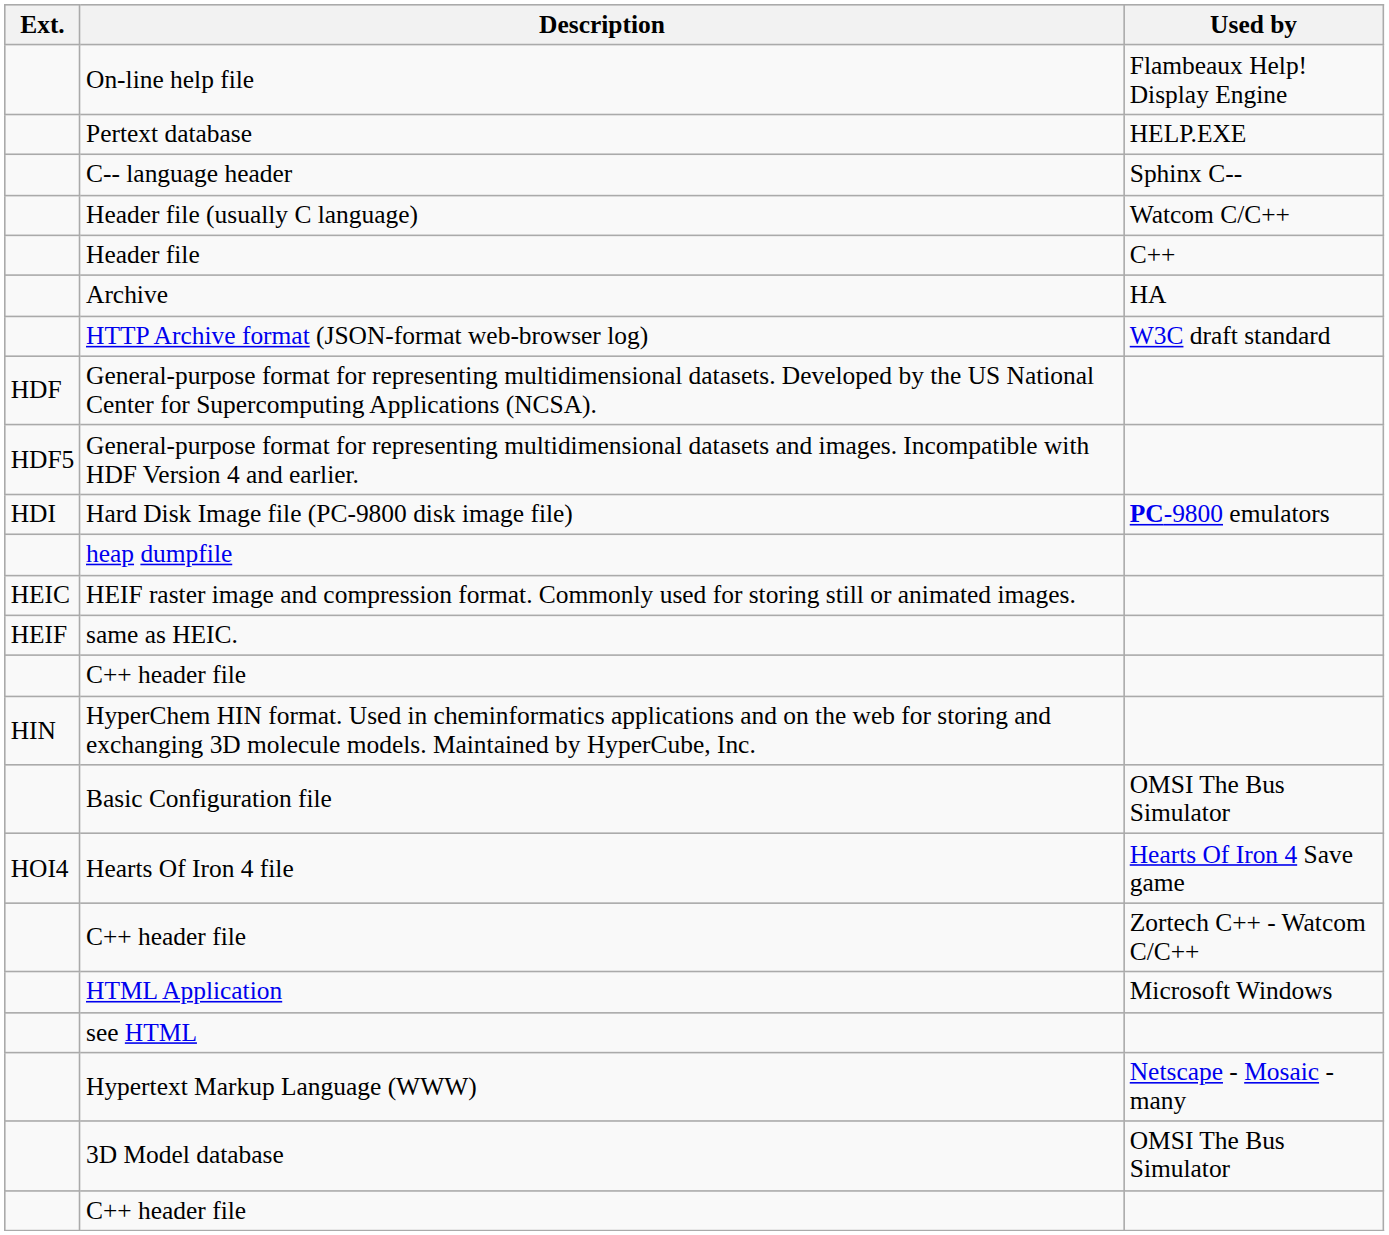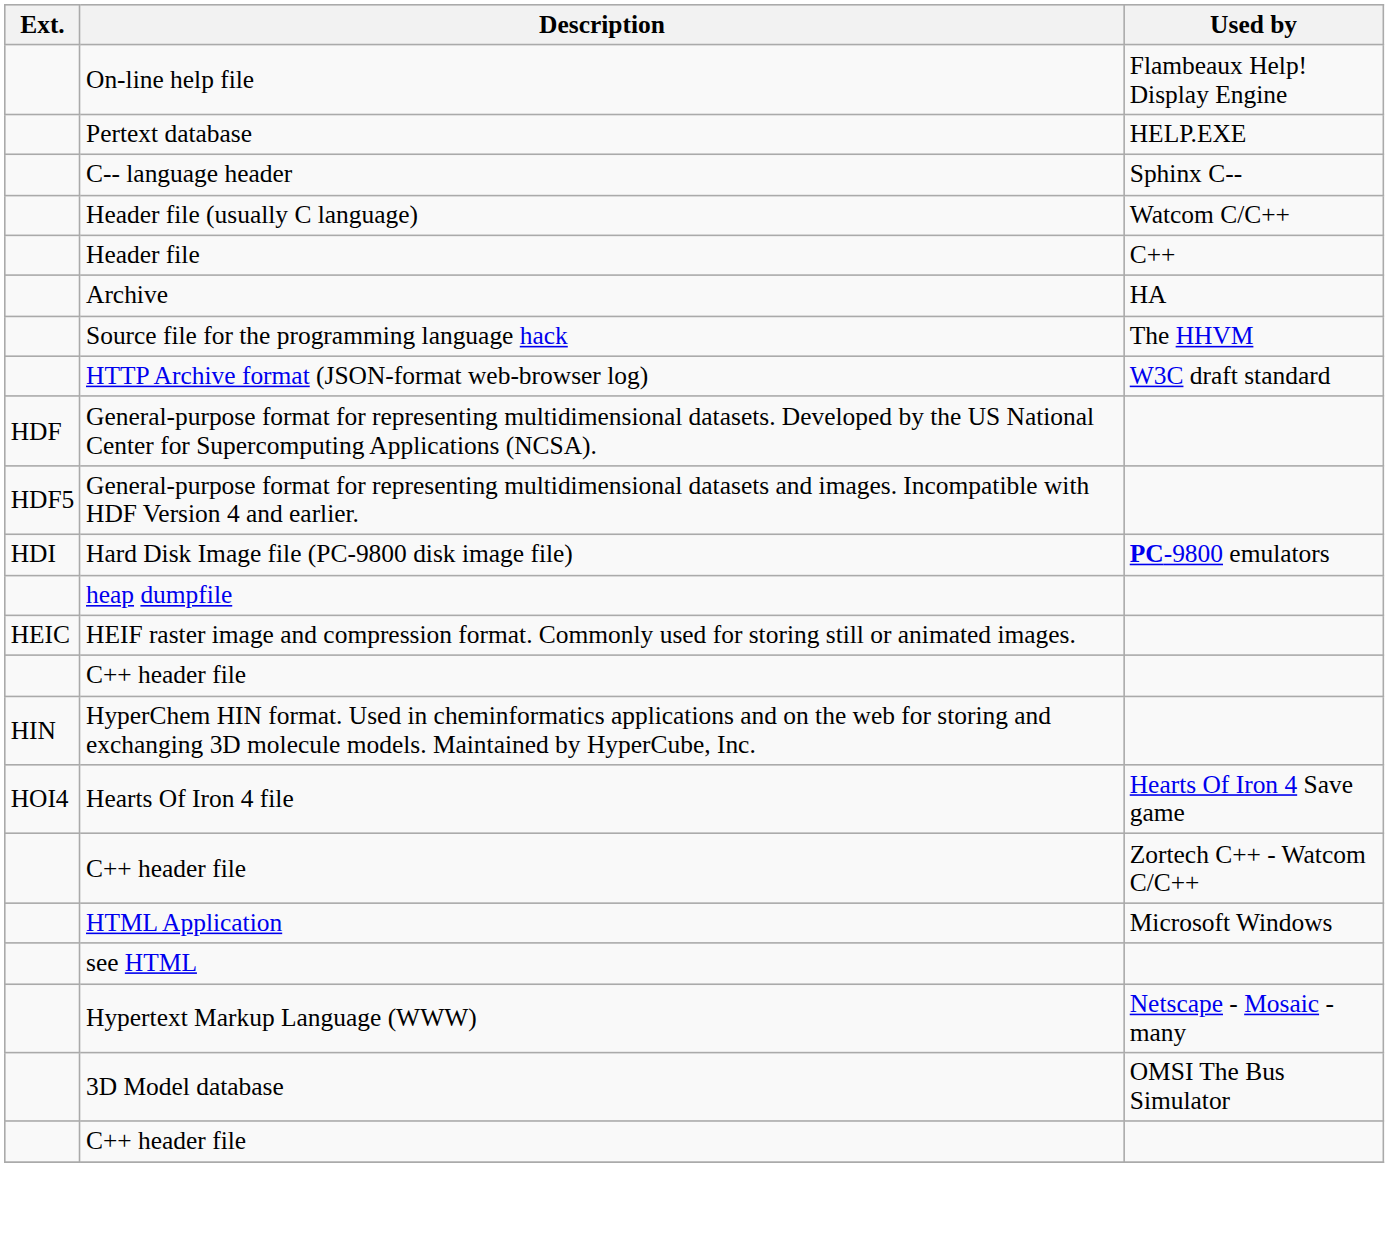+ row: (327, 335)
- row: (162, 635)
- row: (209, 799)
